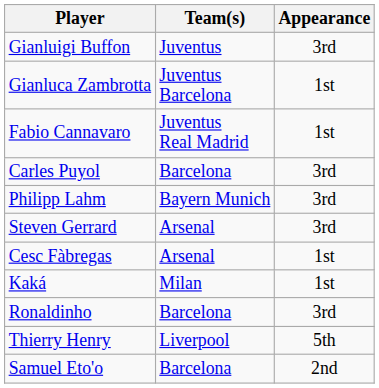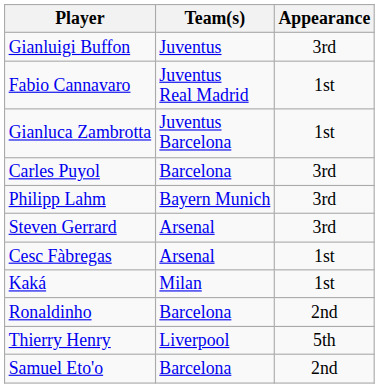rows swapped: (80, 84) <-> (70, 133)
(324, 312) 3rd -> (324, 312) 2nd
